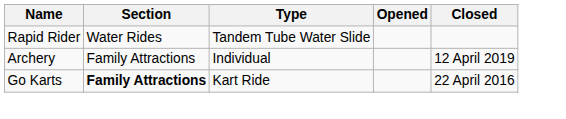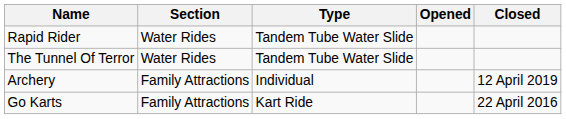+ row: (71, 59)
(146, 80) bold -> (195, 102) normal
